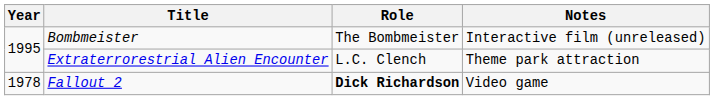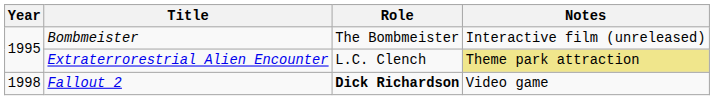(553, 61) no background -> (553, 61) khaki background
(24, 83) 1978 -> (24, 83) 1998
